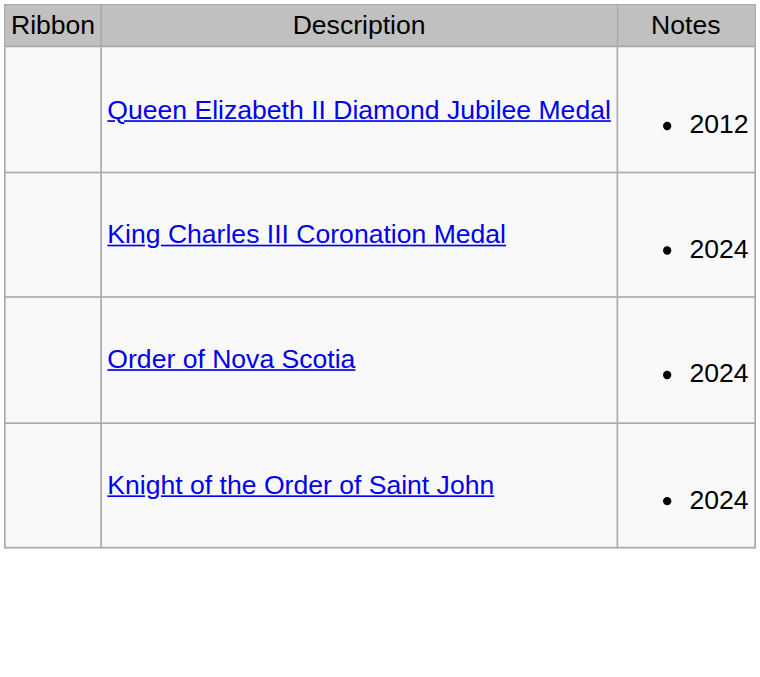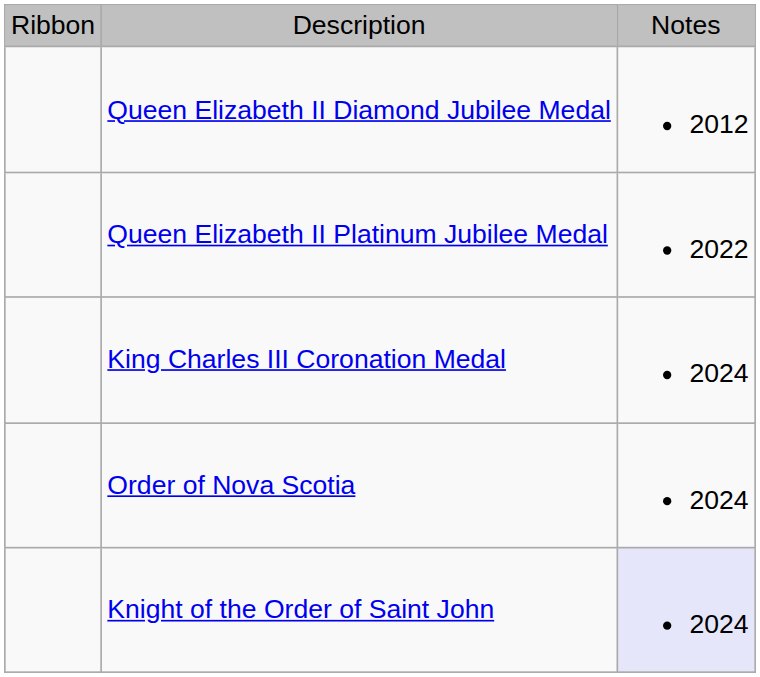+ row: (358, 234)
(686, 500) no background -> (686, 625) lavender background
